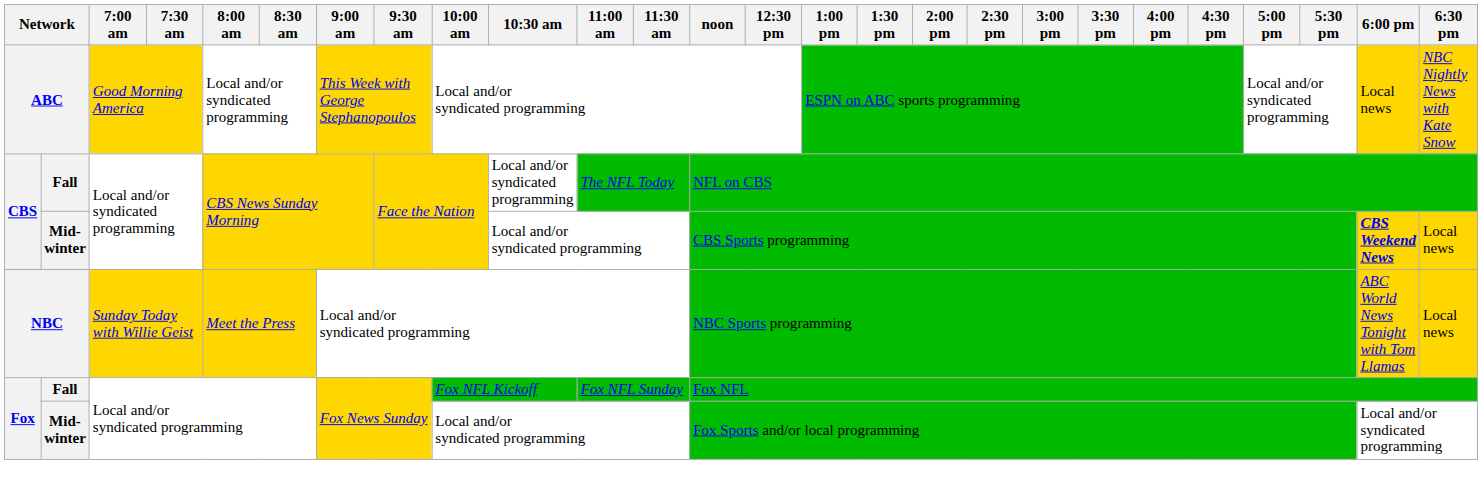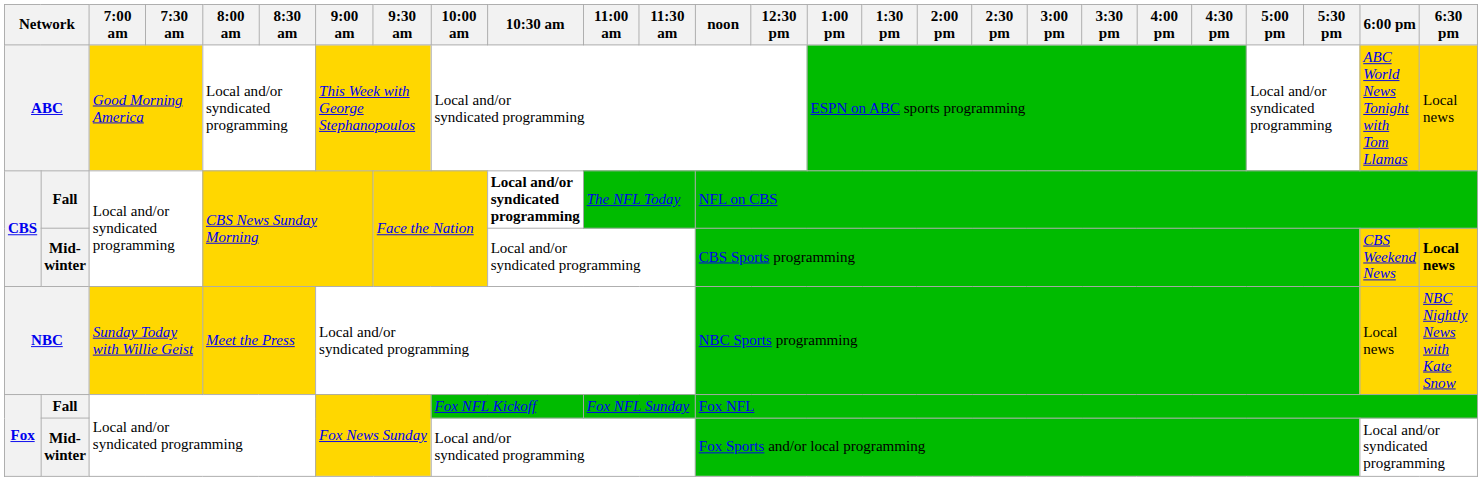(1378, 99) Local news -> (1386, 107) ABC World News Tonight with Tom Llamas
(1445, 99) NBC Nightly News with Kate Snow -> (1440, 107) Local news
(533, 182) normal -> (535, 199) bold
(1388, 240) bold -> (1390, 257) normal
(1440, 240) normal -> (1441, 257) bold
(1388, 323) ABC World News Tonight with Tom Llamas -> (1380, 340) Local news
(1440, 323) Local news -> (1445, 340) NBC Nightly News with Kate Snow
